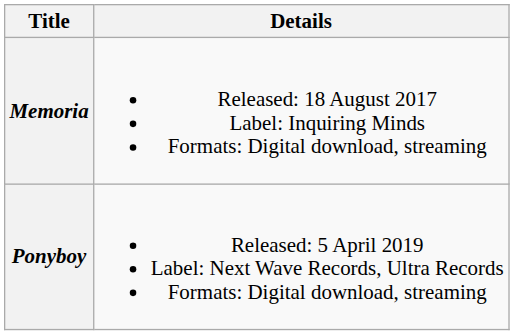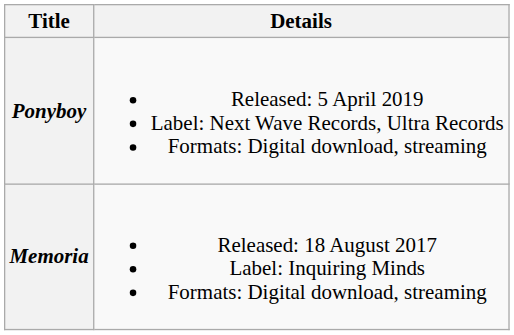rows swapped: (49, 110) <-> (49, 256)
